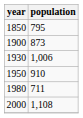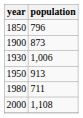(38, 27) 795 -> (38, 27) 796
(38, 74) 910 -> (38, 74) 913
